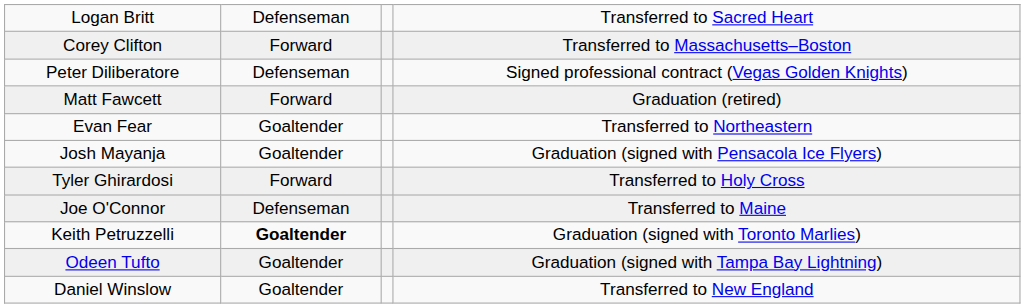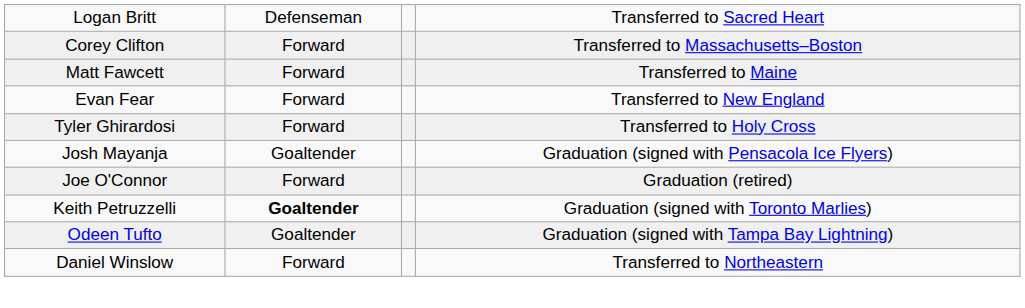- row: (113, 72)
(707, 99) Graduation (retired) -> (718, 72) Transferred to Maine
(301, 126) Goaltender -> (313, 99) Forward
(707, 126) Transferred to Northeastern -> (718, 99) Transferred to New England
rows swapped: (113, 180) <-> (113, 153)
(301, 208) Defenseman -> (313, 180) Forward
(707, 208) Transferred to Maine -> (718, 180) Graduation (retired)
(301, 289) Goaltender -> (313, 262) Forward
(707, 289) Transferred to New England -> (718, 262) Transferred to Northeastern
